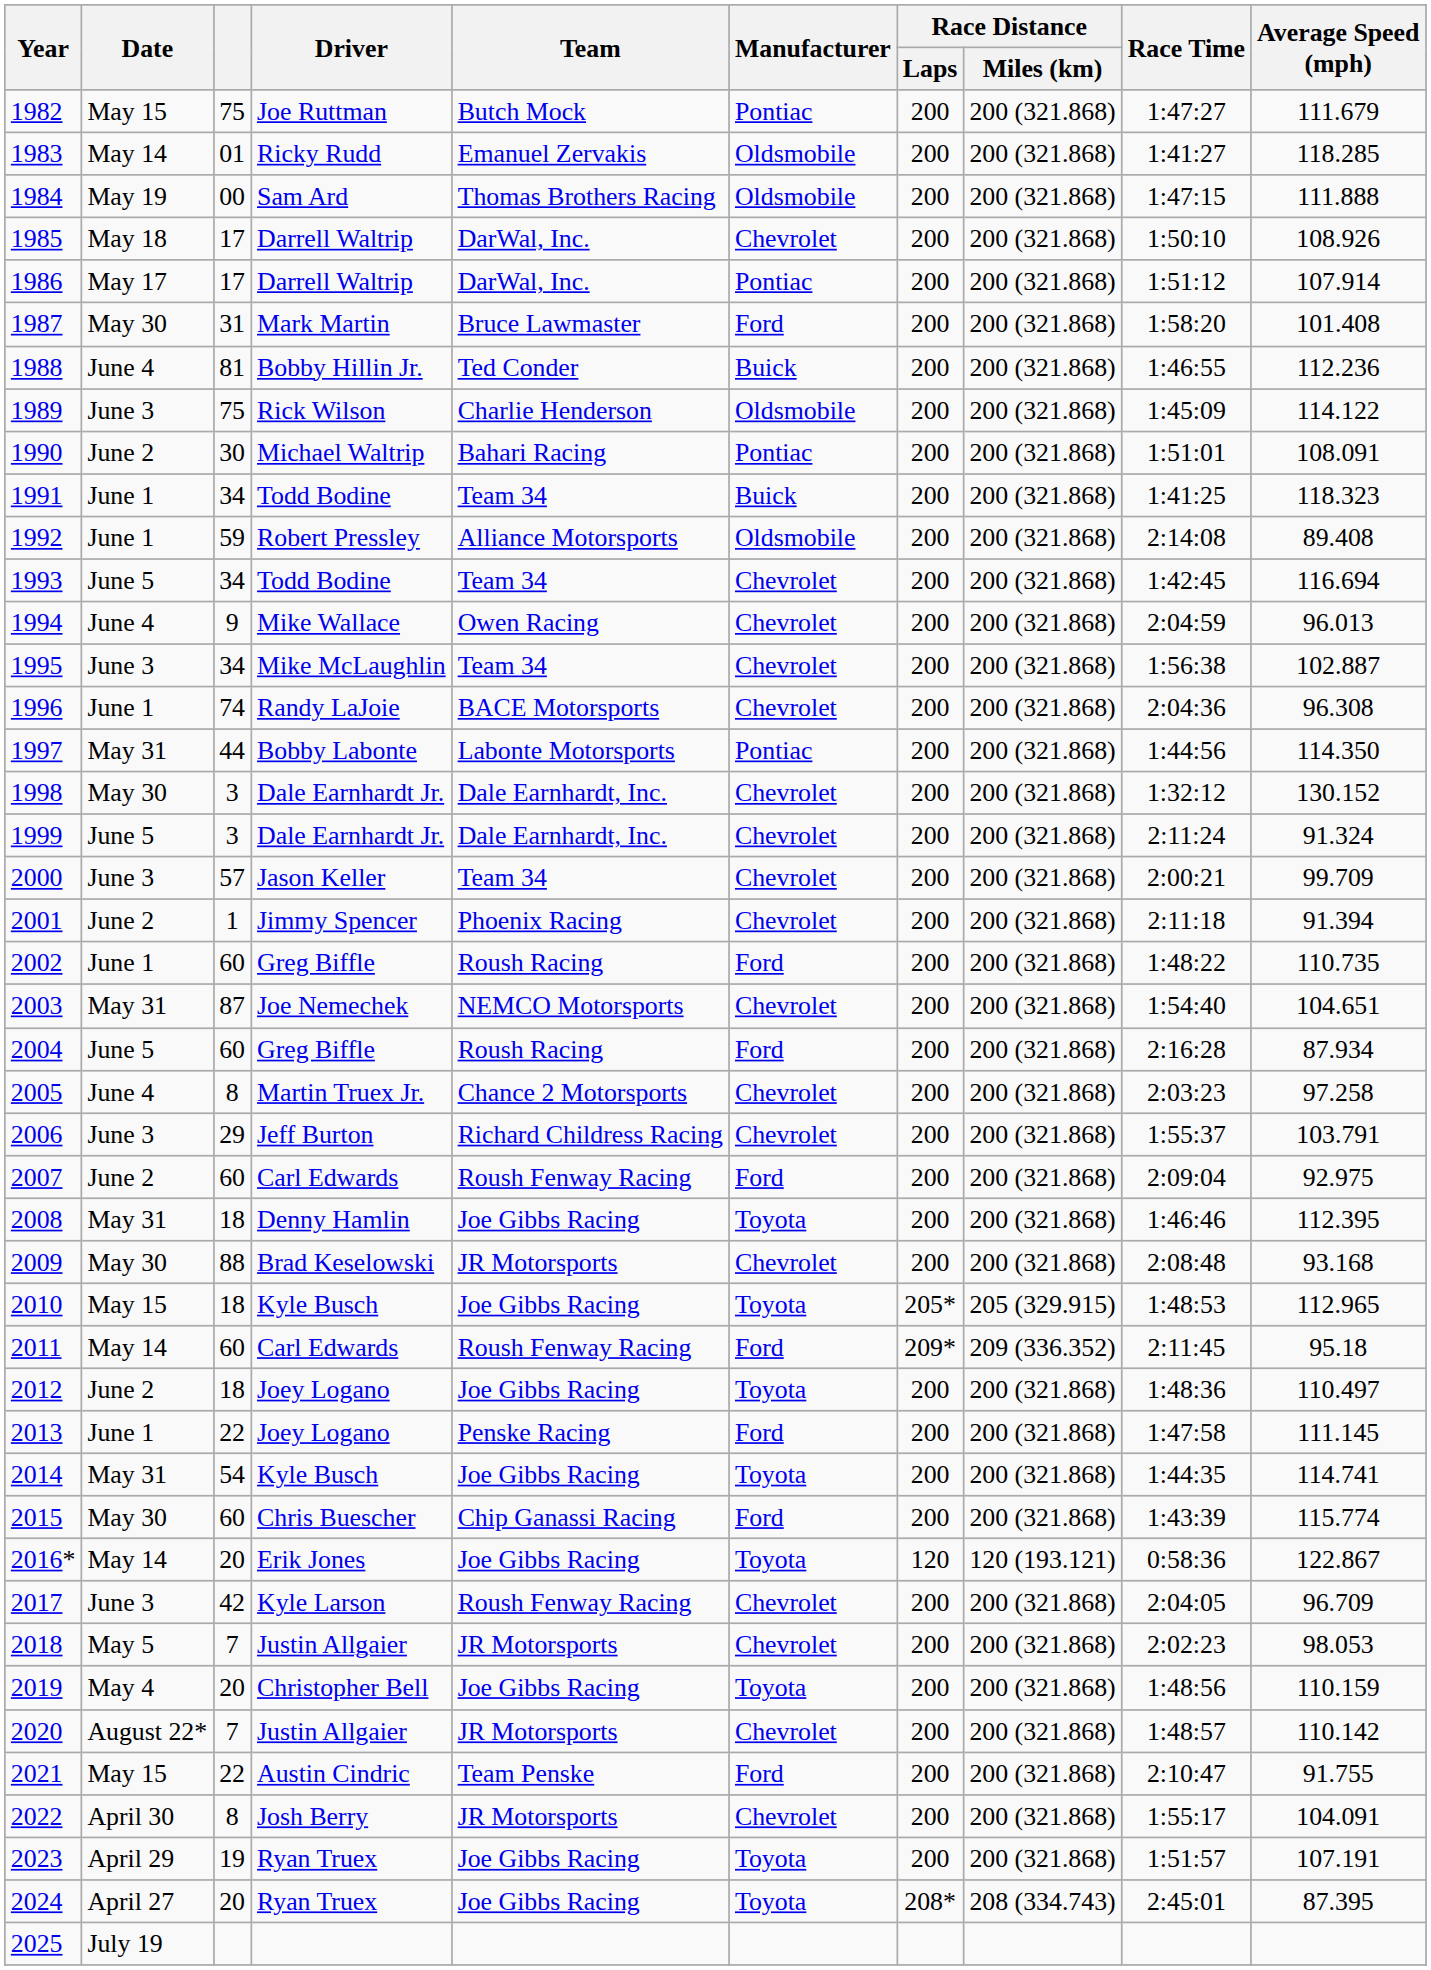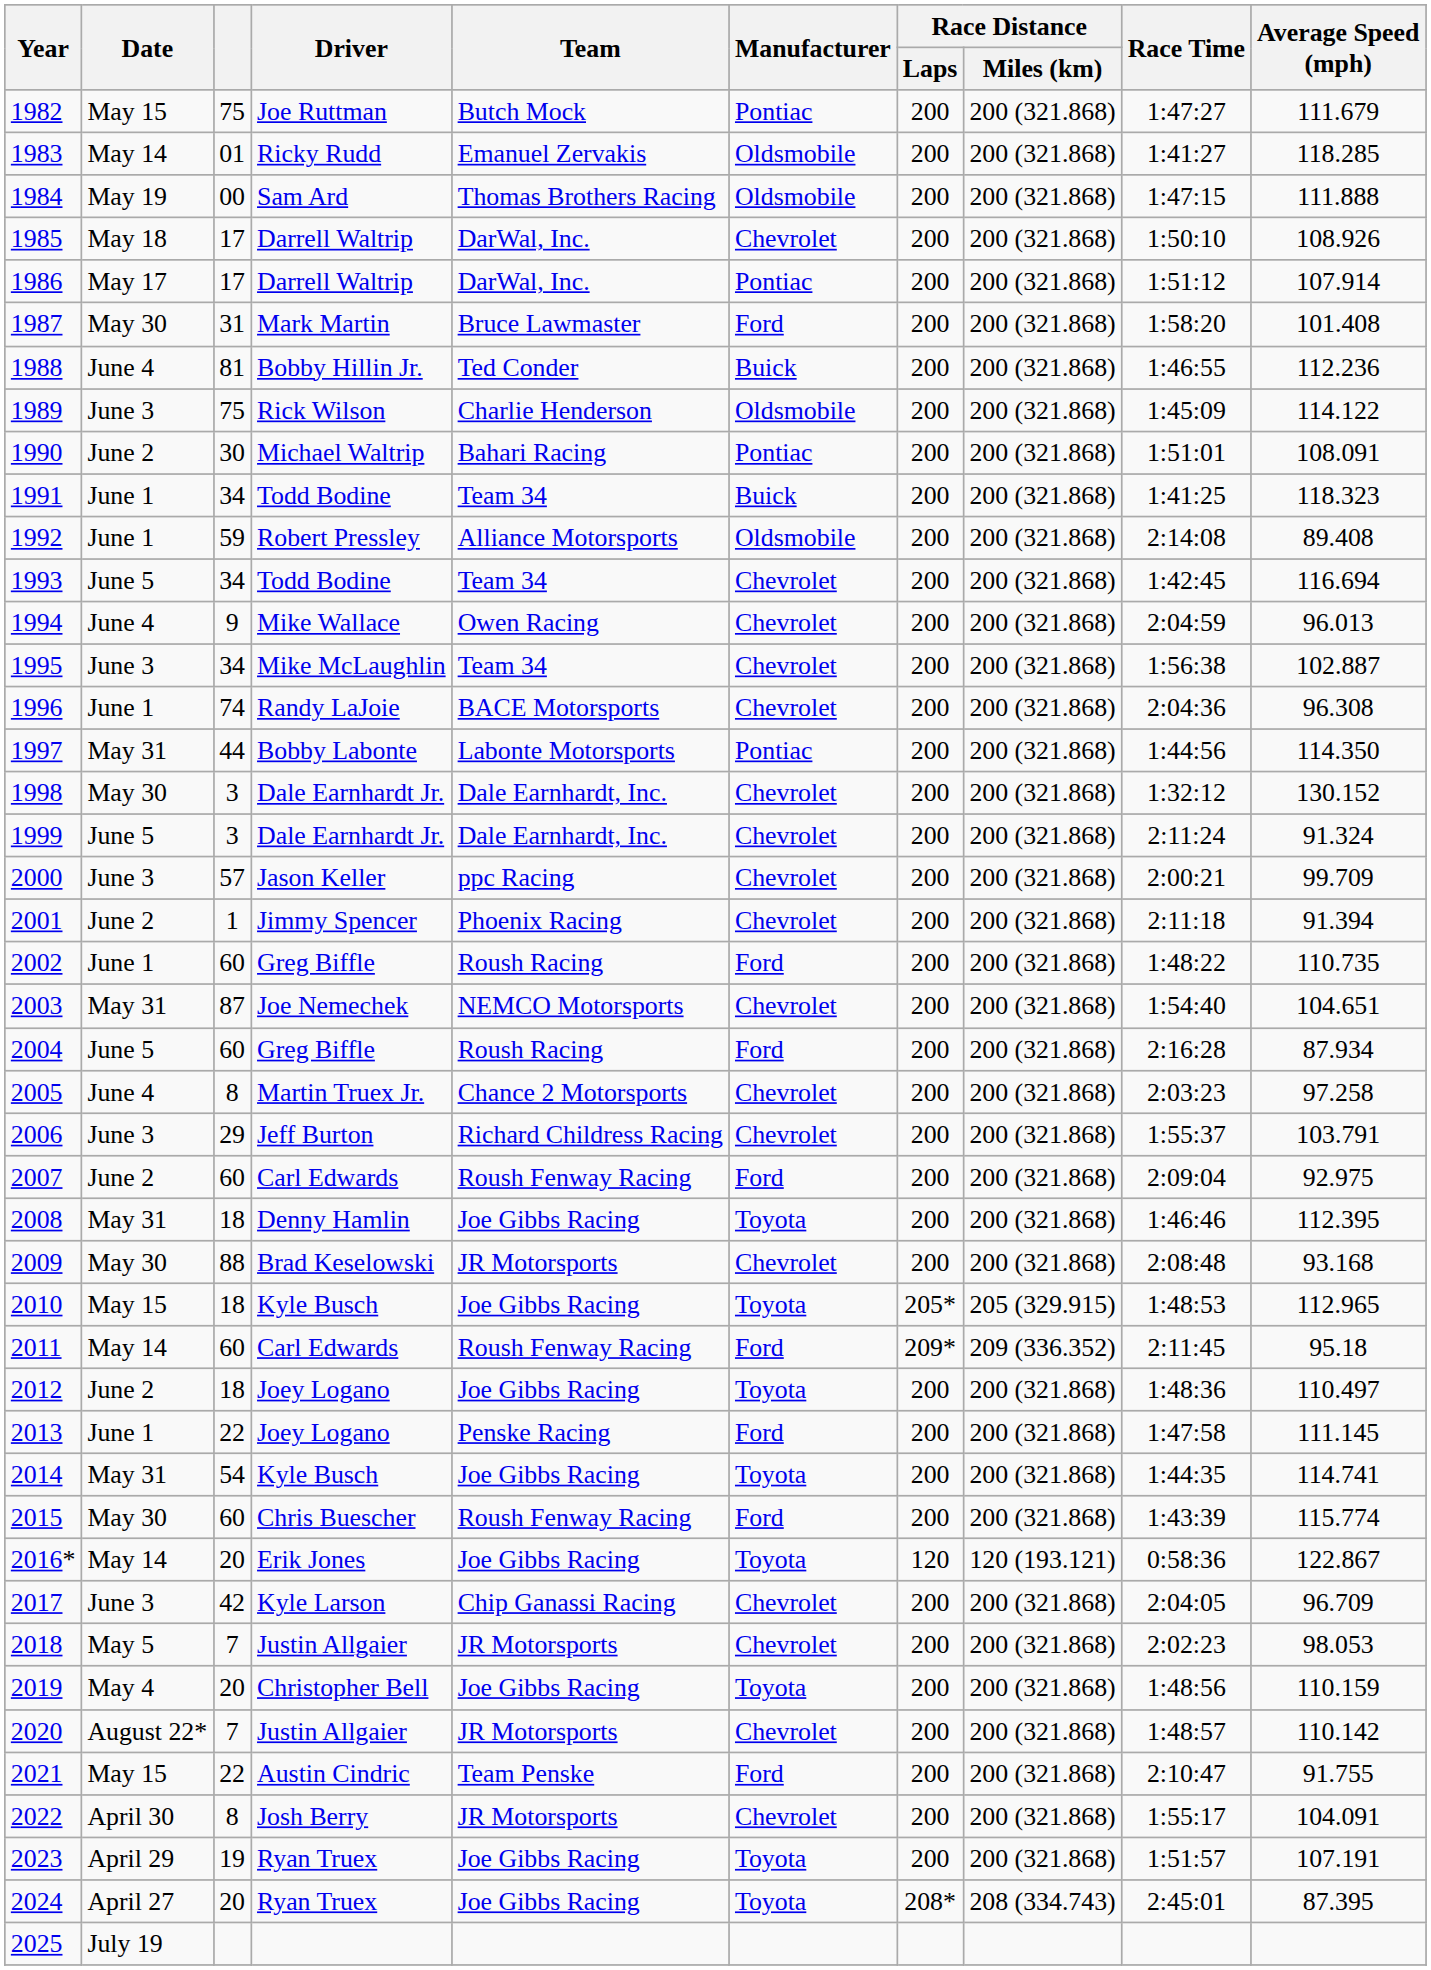(502, 878) Team 34 -> (516, 878) ppc Racing
(567, 1517) Chip Ganassi Racing -> (575, 1517) Roush Fenway Racing
(575, 1602) Roush Fenway Racing -> (567, 1602) Chip Ganassi Racing
